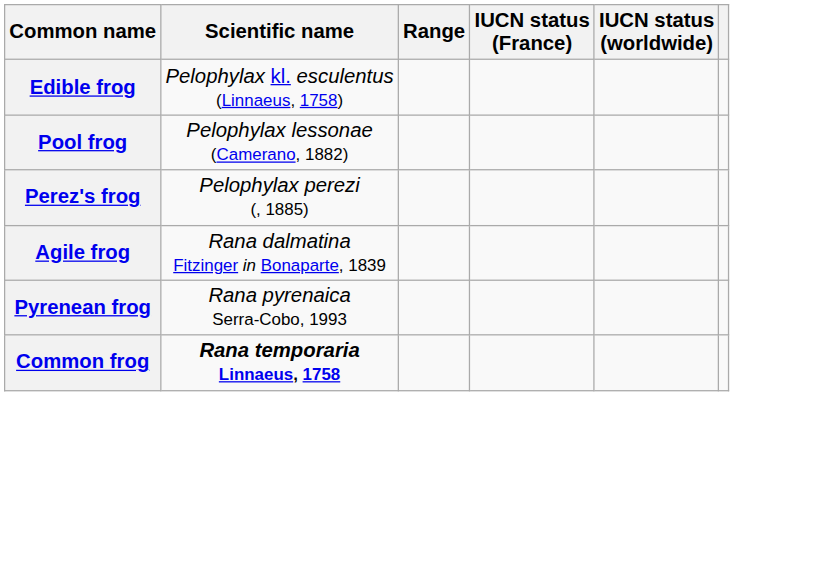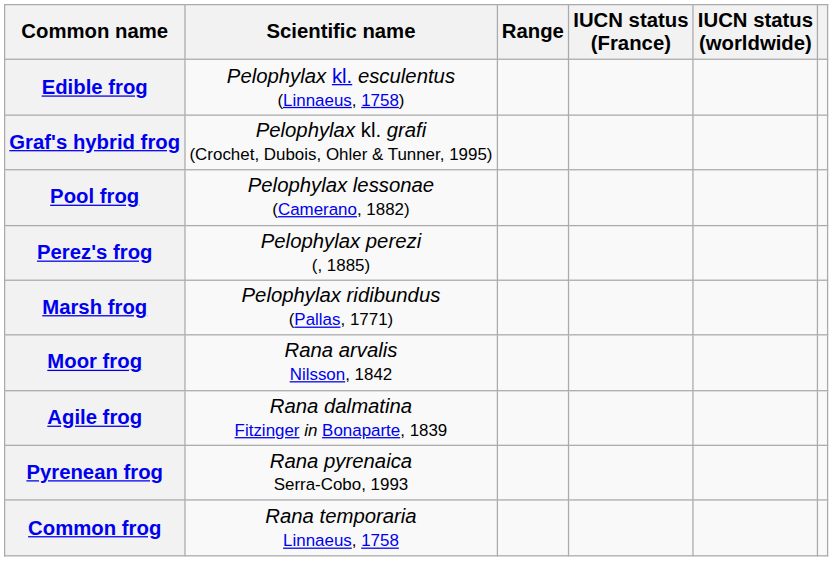+ row: (95, 142)
+ row: (95, 307)
+ row: (95, 362)
(280, 362) bold -> (341, 527) normal
